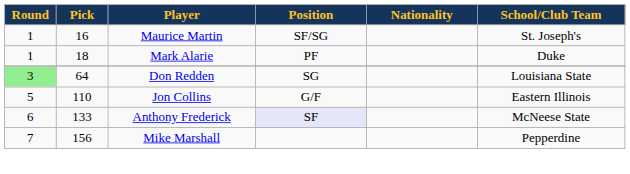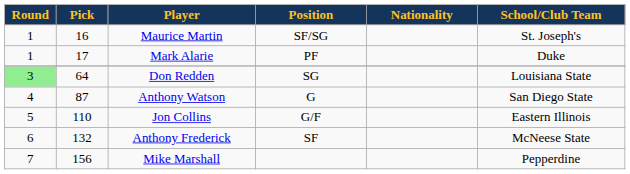(82, 55) 18 -> (82, 55) 17
+ row: (182, 96)
(82, 117) 133 -> (82, 138) 132
(311, 117) lavender background -> (311, 138) no background
